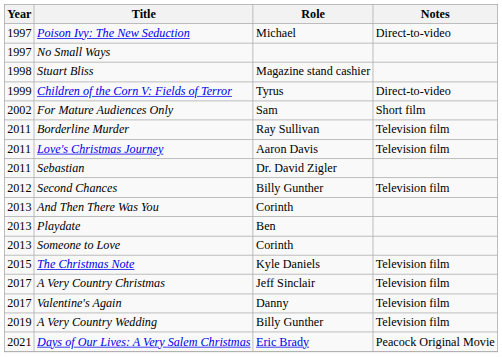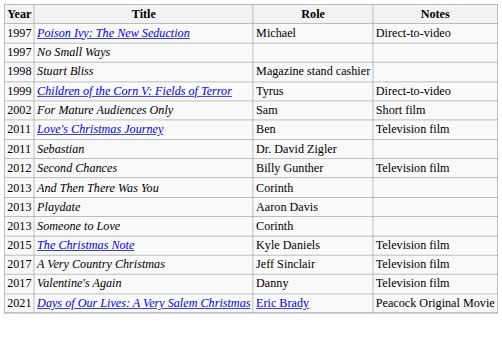- row: (83, 129)
(287, 149) Aaron Davis -> (266, 129) Ben
(266, 226) Ben -> (287, 206) Aaron Davis
- row: (97, 322)
